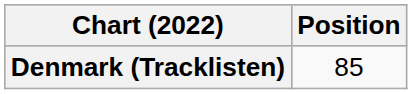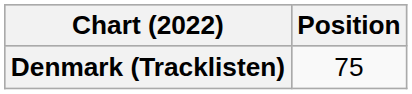(349, 66) 85 -> (349, 66) 75
